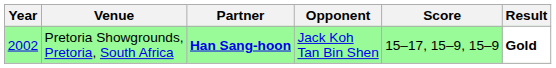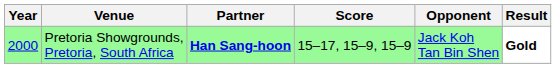columns swapped: (338, 16) <-> (442, 16)
(23, 45) 2002 -> (23, 45) 2000
